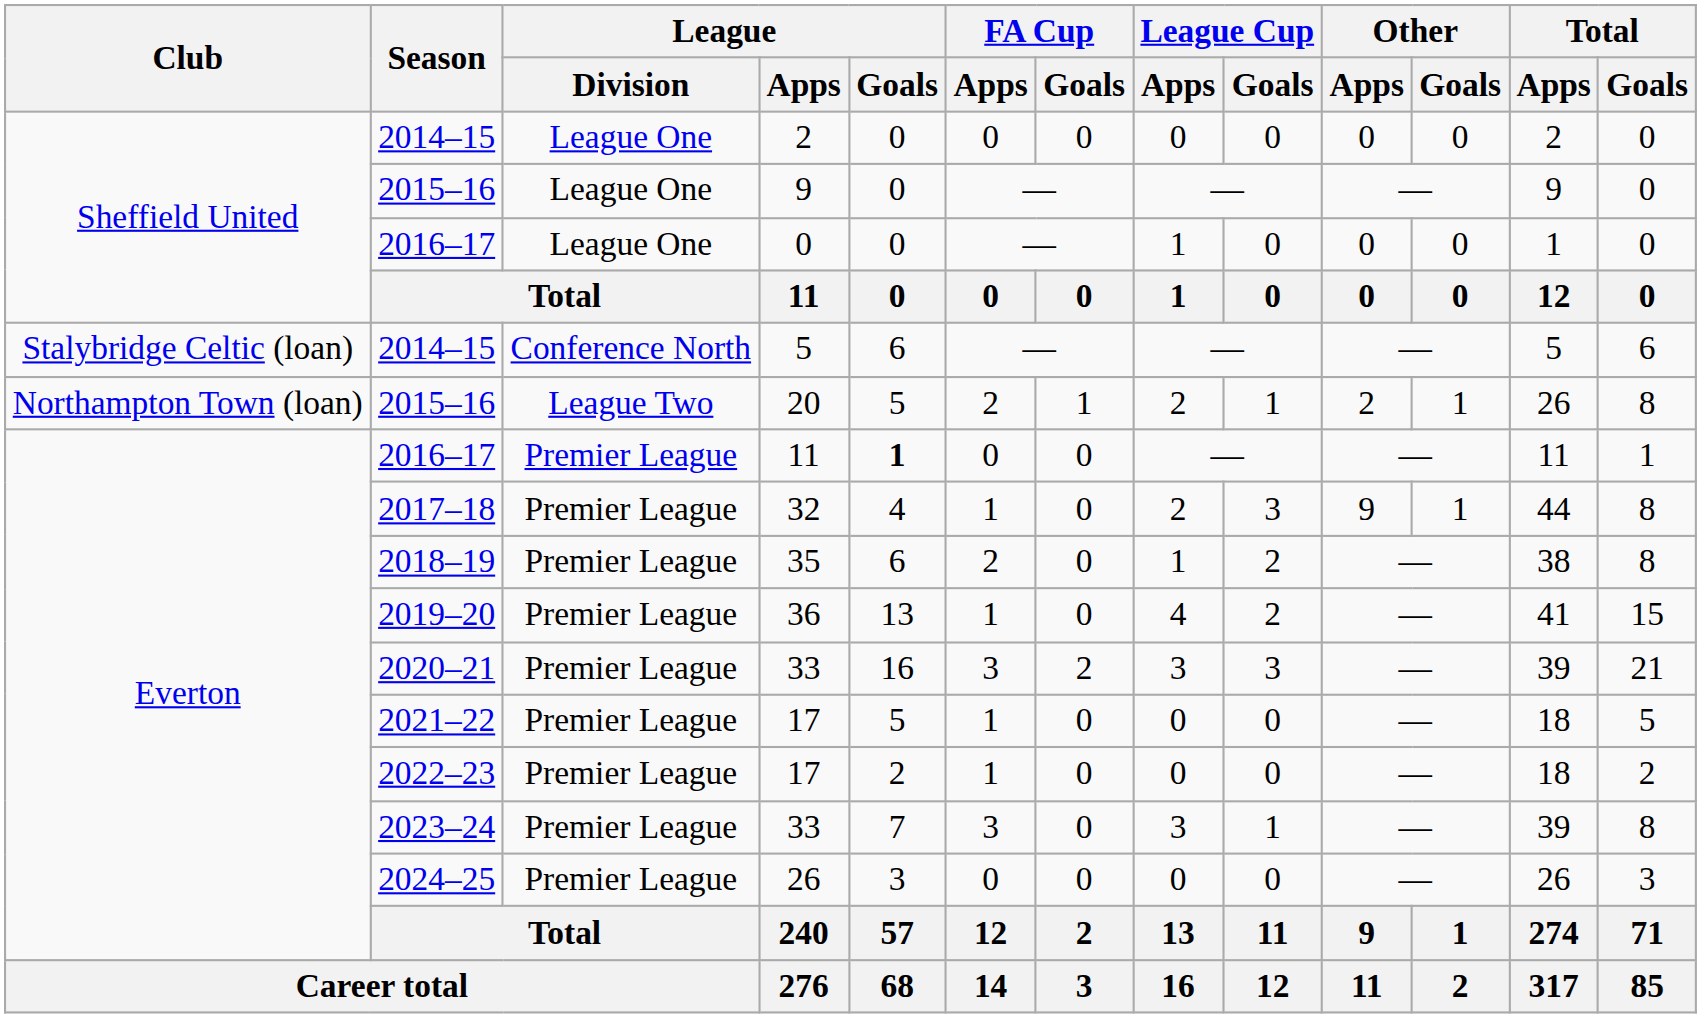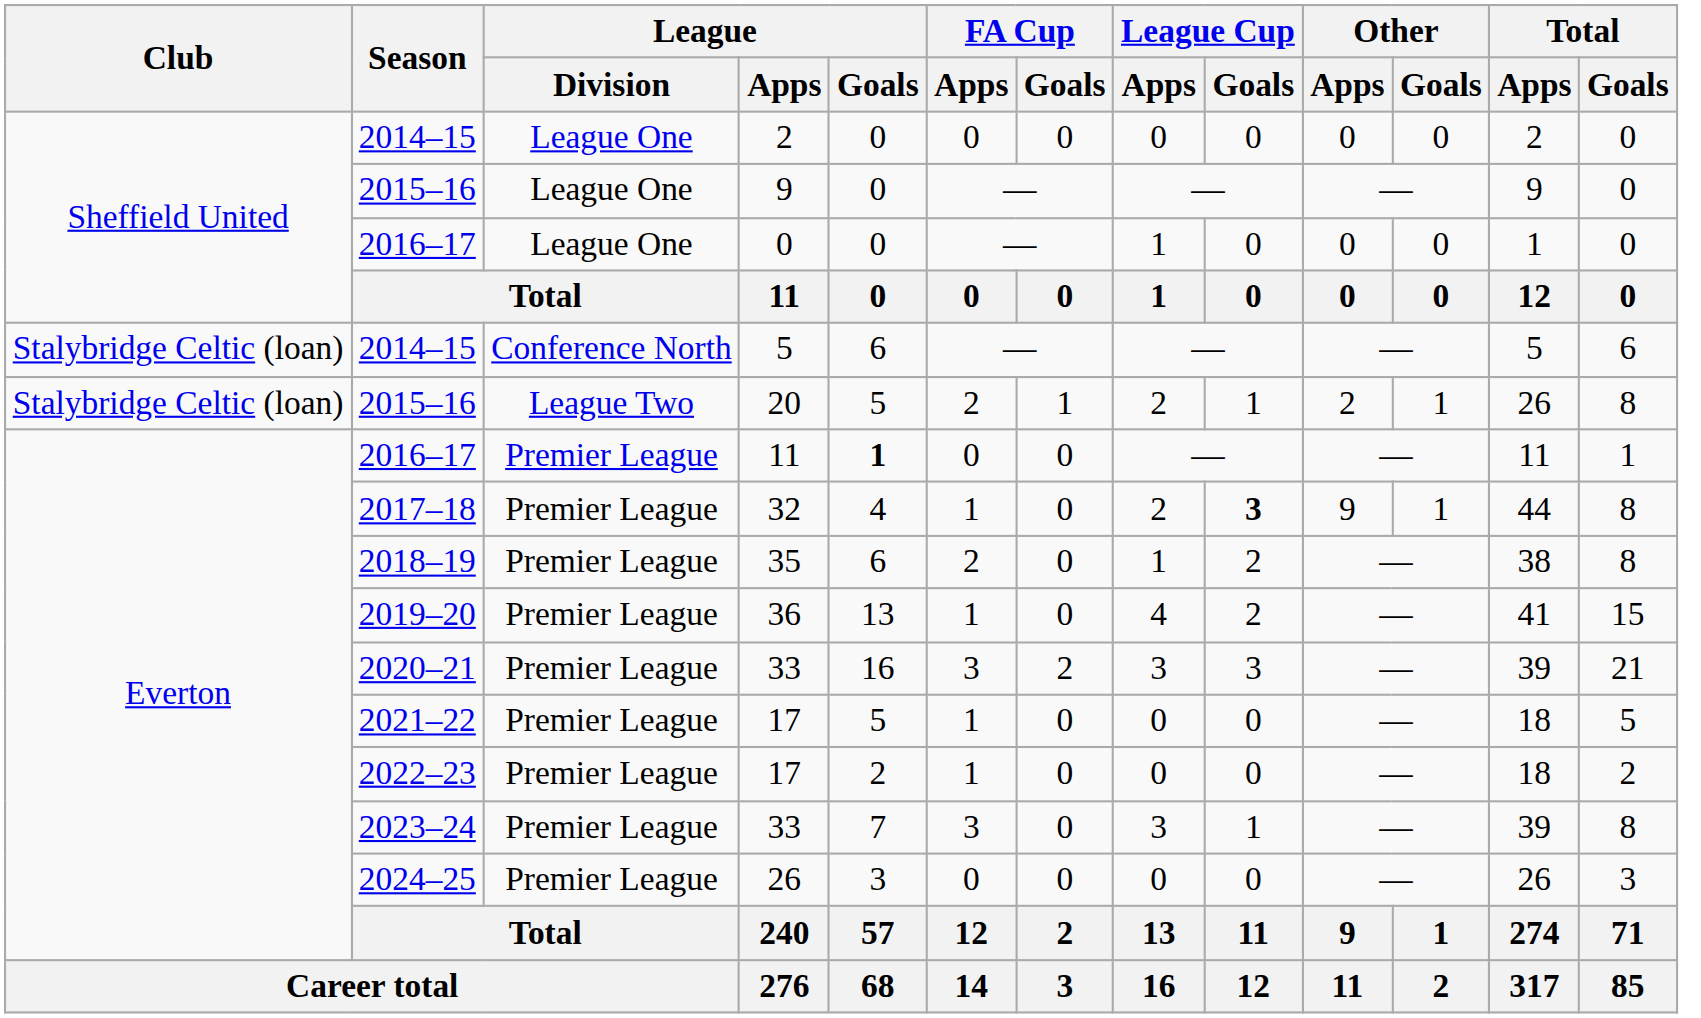(188, 402) Northampton Town (loan) -> (178, 402) Stalybridge Celtic (loan)
(1273, 508) normal -> (1253, 508) bold
